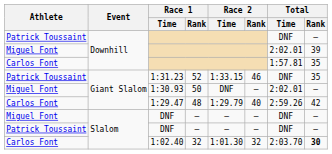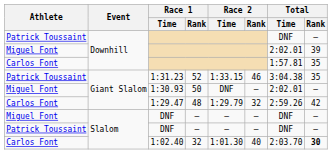(286, 76) DNF -> (286, 76) 3:04.38
(256, 103) 40 -> (256, 103) 32
(256, 142) 32 -> (256, 142) 40
